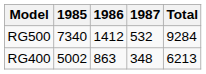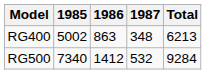rows swapped: (29, 36) <-> (29, 58)
